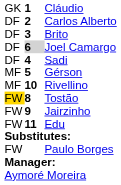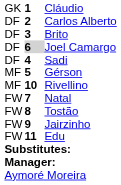+ row: (58, 98)
(13, 98) gold background -> (13, 111) no background
- row: (79, 149)
